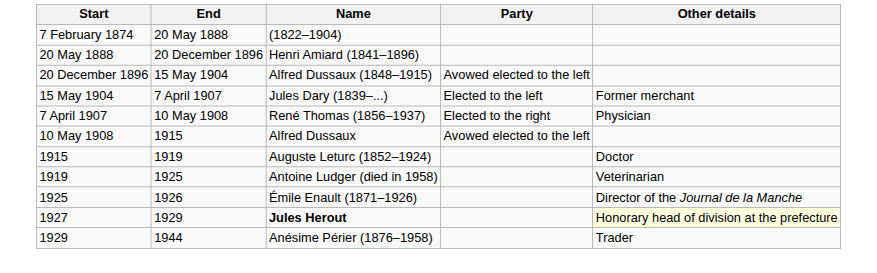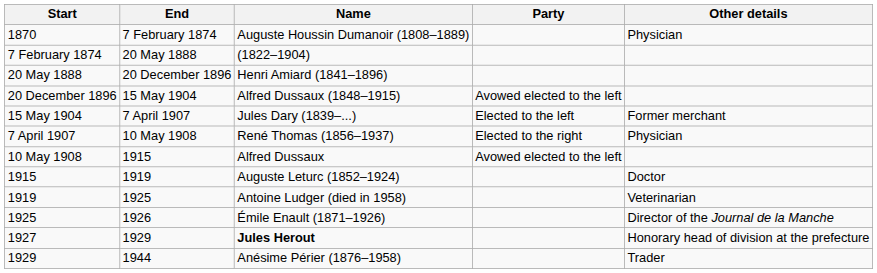+ row: (22, 34)
(717, 217) lightyellow background -> (748, 237) no background
